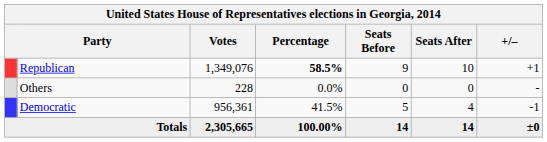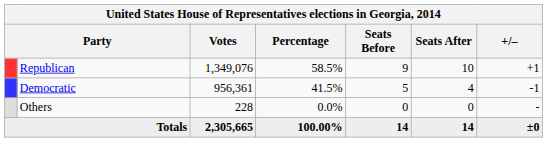(326, 68) bold -> (327, 68) normal
rows swapped: (48, 108) <-> (36, 88)
